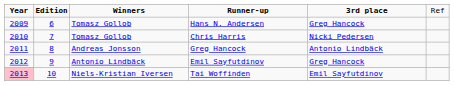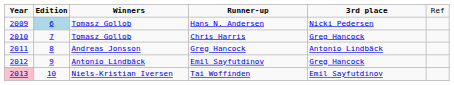(52, 23) no background -> (52, 23) lightblue background
(337, 23) Greg Hancock -> (341, 23) Nicki Pedersen
(341, 36) Nicki Pedersen -> (337, 36) Greg Hancock
